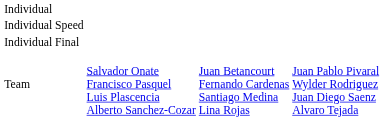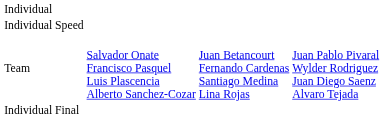rows swapped: (42, 42) <-> (17, 84)
